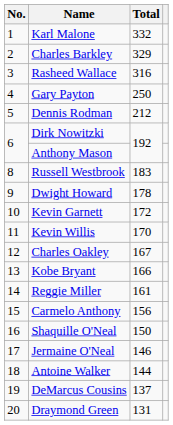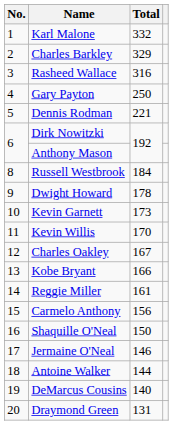(142, 113) 212 -> (142, 113) 221
(142, 172) 183 -> (142, 172) 184
(142, 212) 172 -> (142, 212) 173
(142, 390) 137 -> (142, 390) 140
